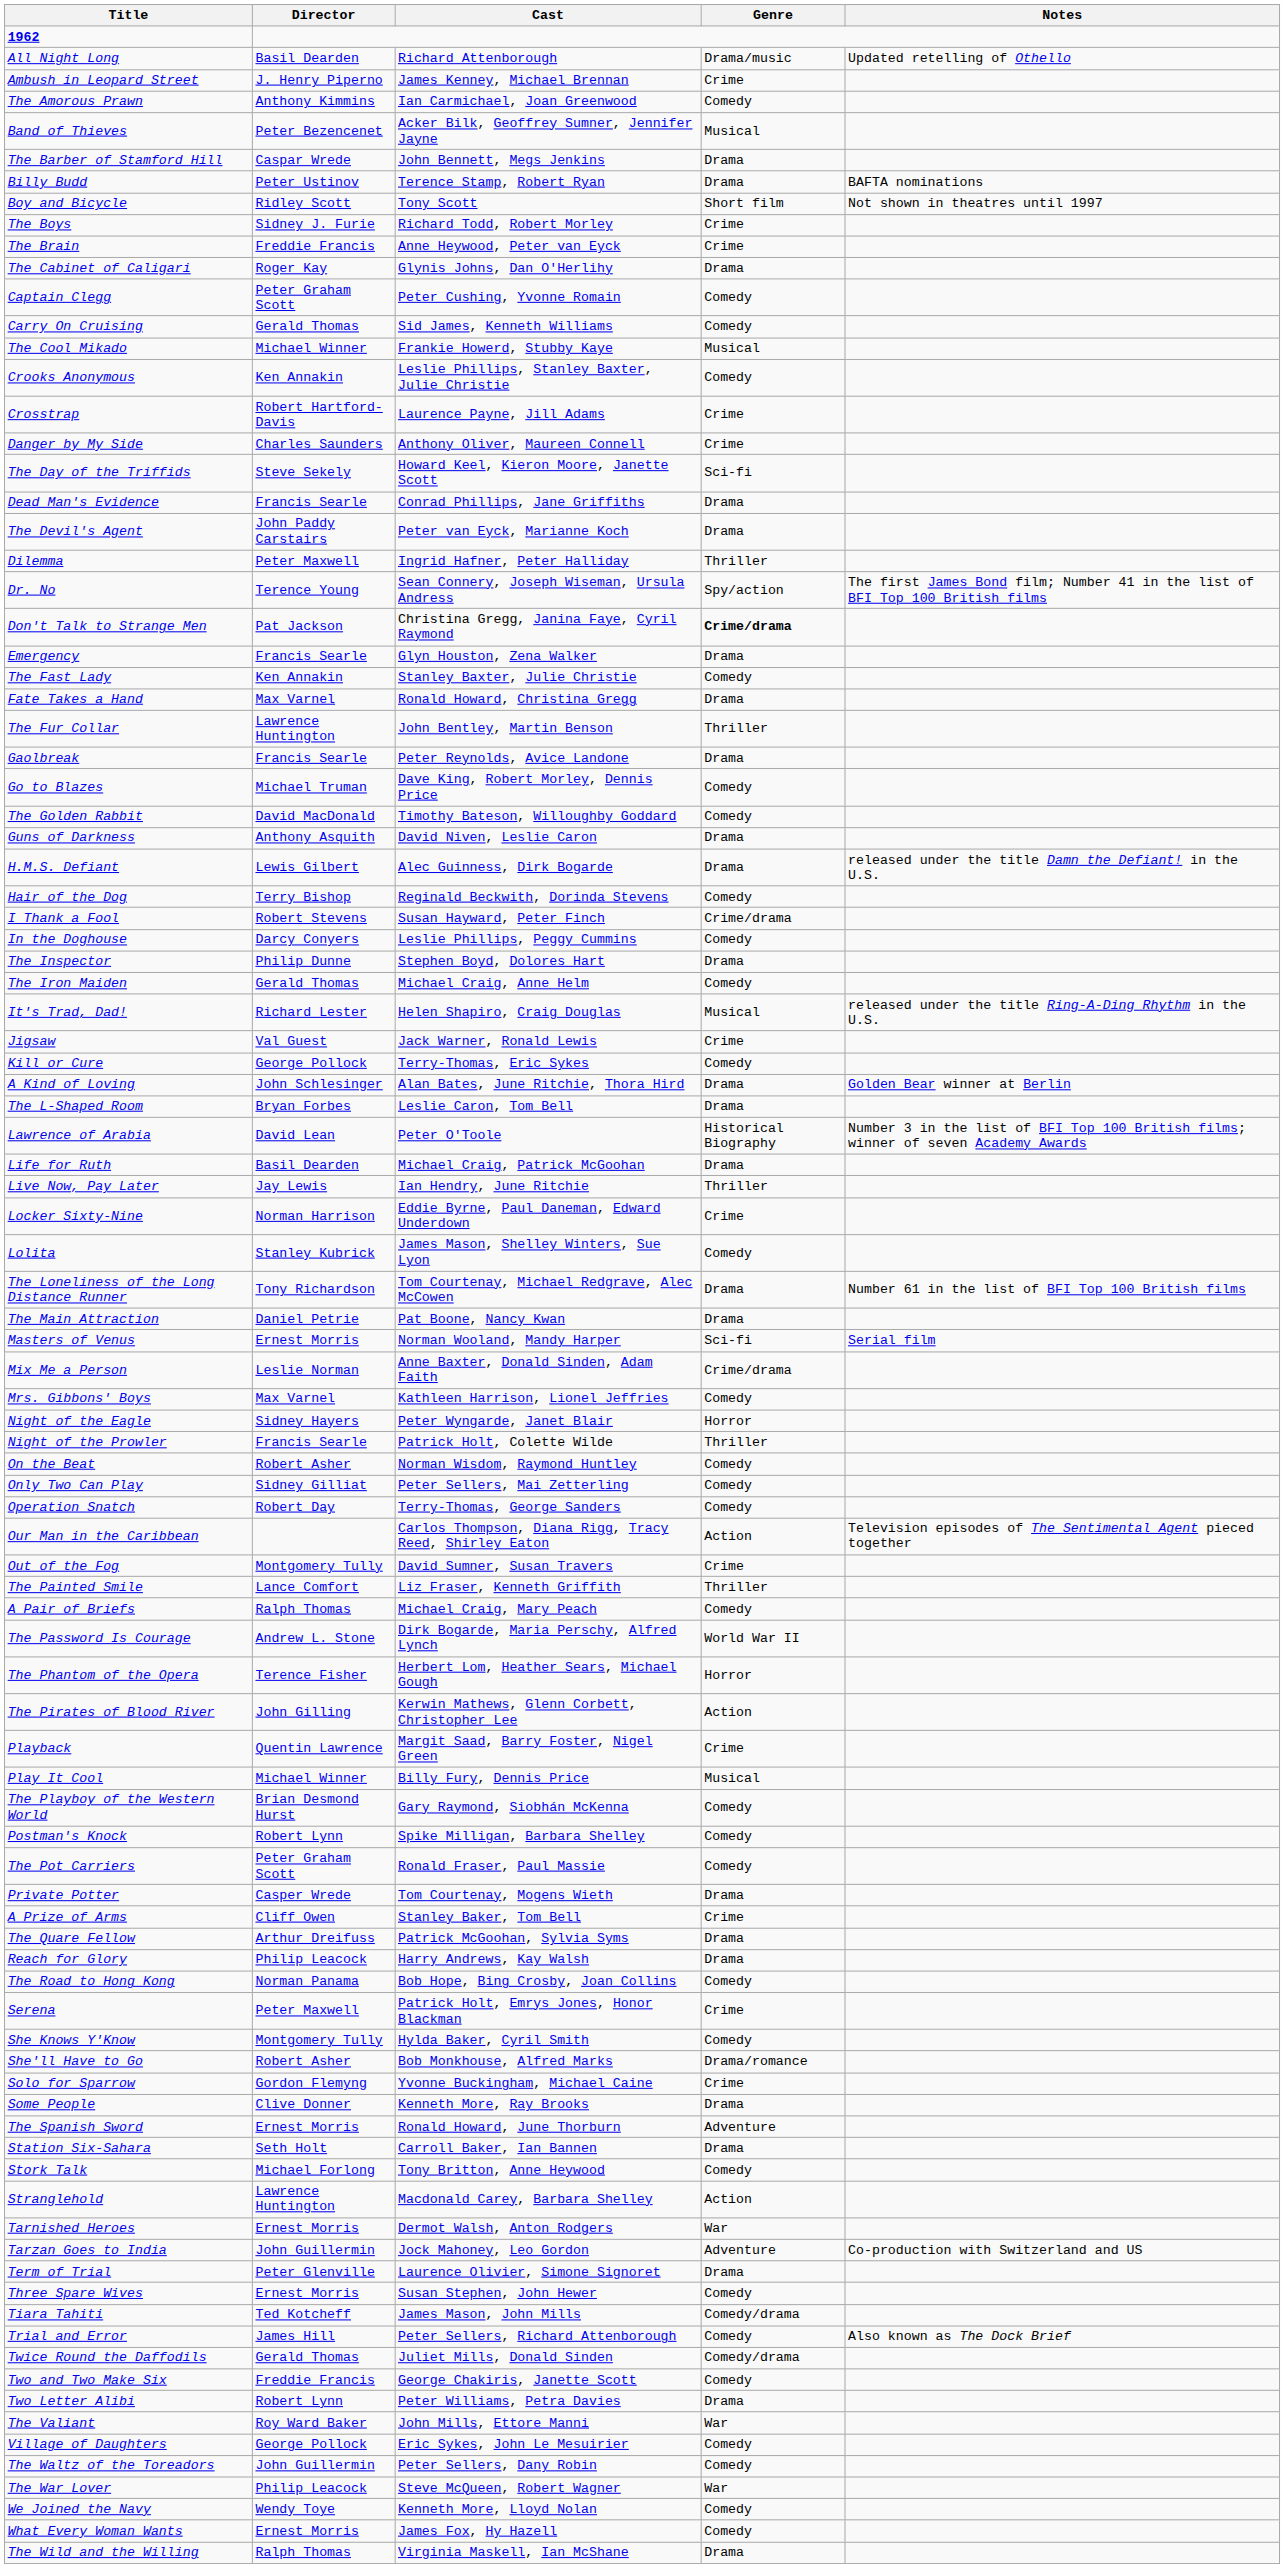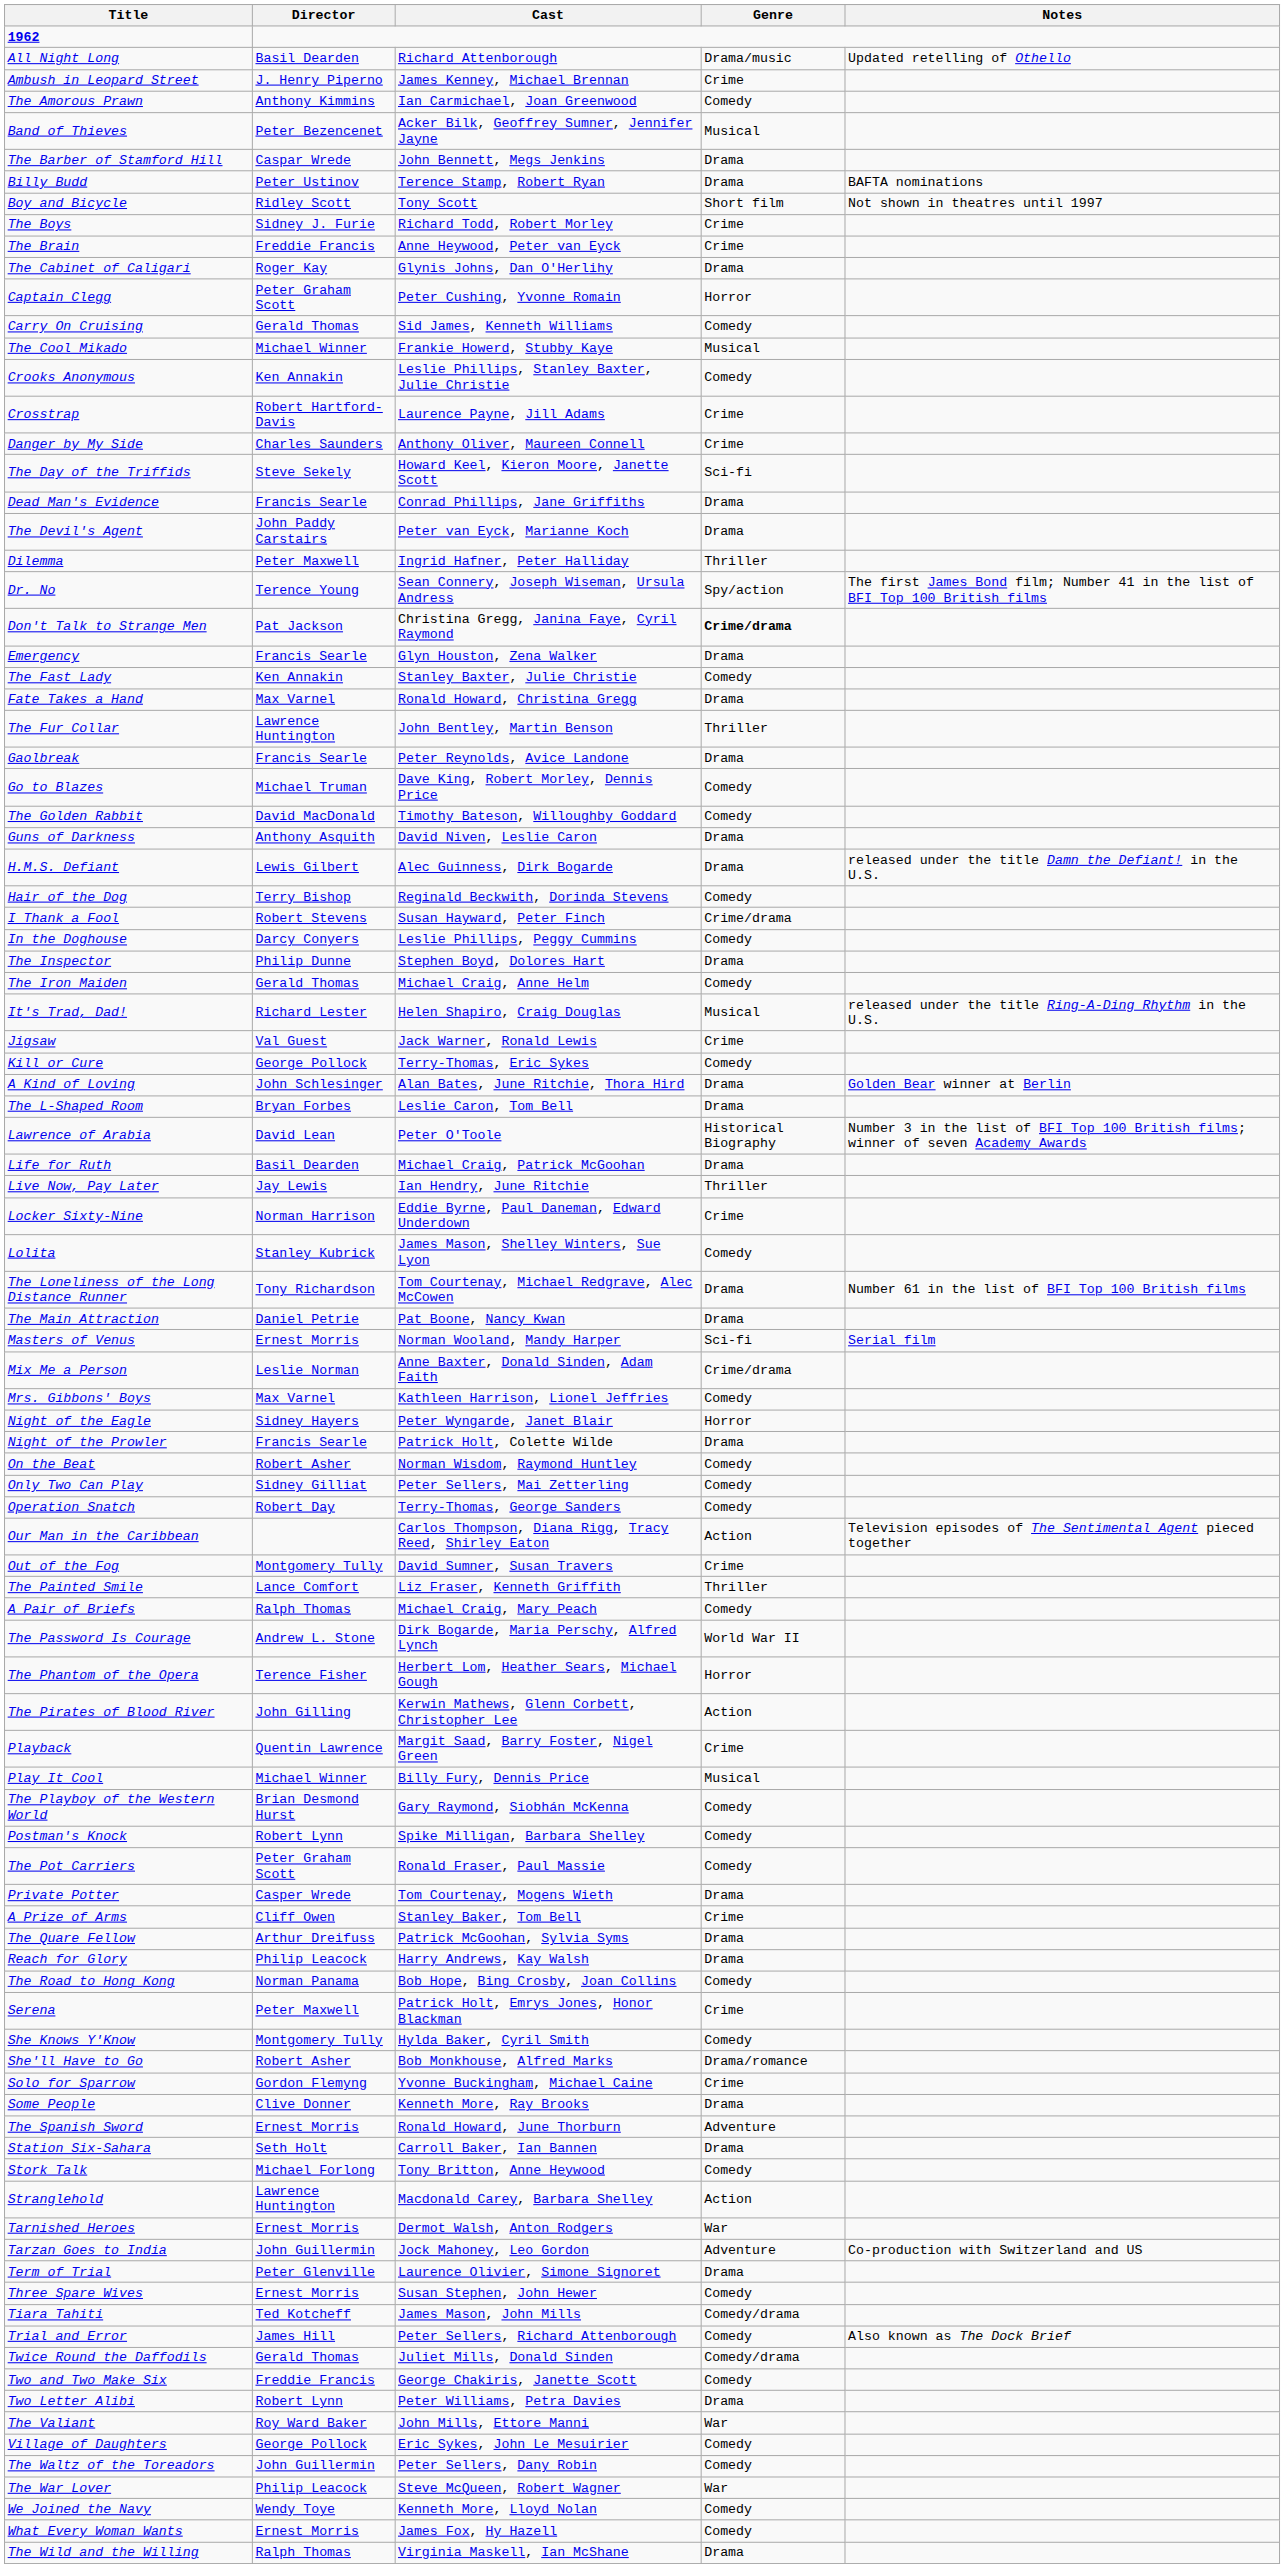(728, 298) Comedy -> (728, 298) Horror
(736, 1442) Thriller -> (724, 1442) Drama
